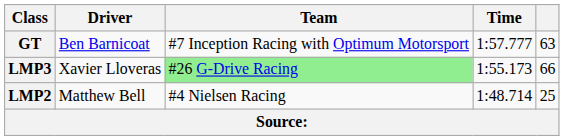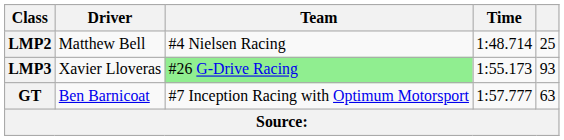rows swapped: (30, 96) <-> (30, 44)
(548, 70) 66 -> (548, 70) 93
